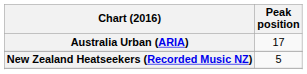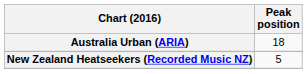(279, 42) 17 -> (279, 42) 18
